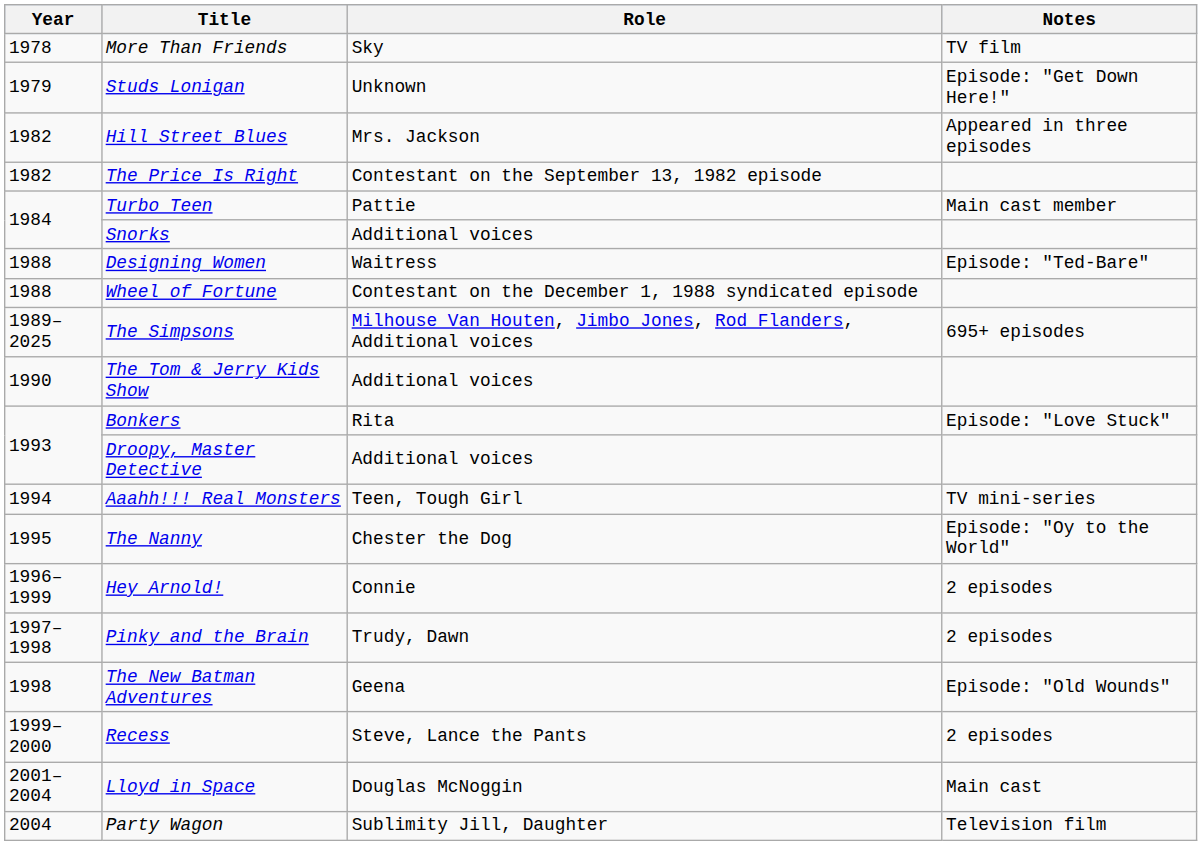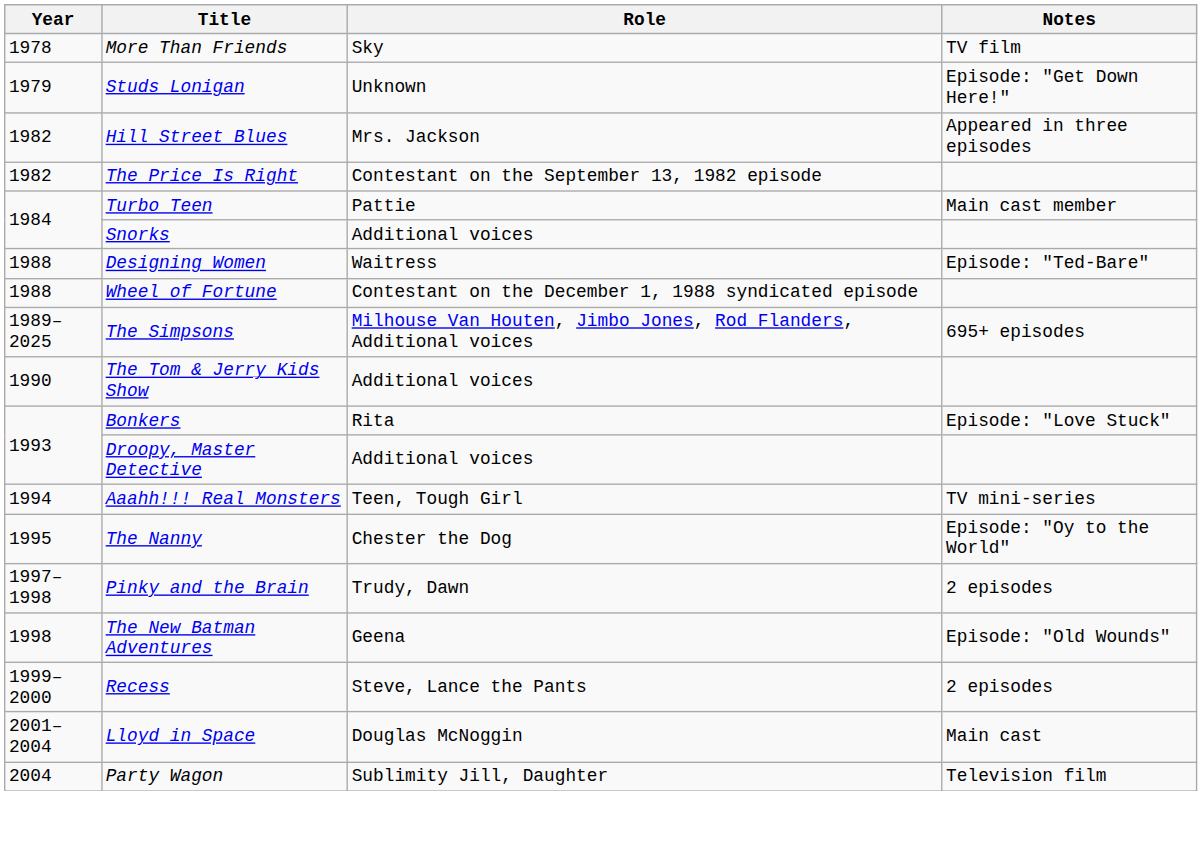- row: (164, 588)
